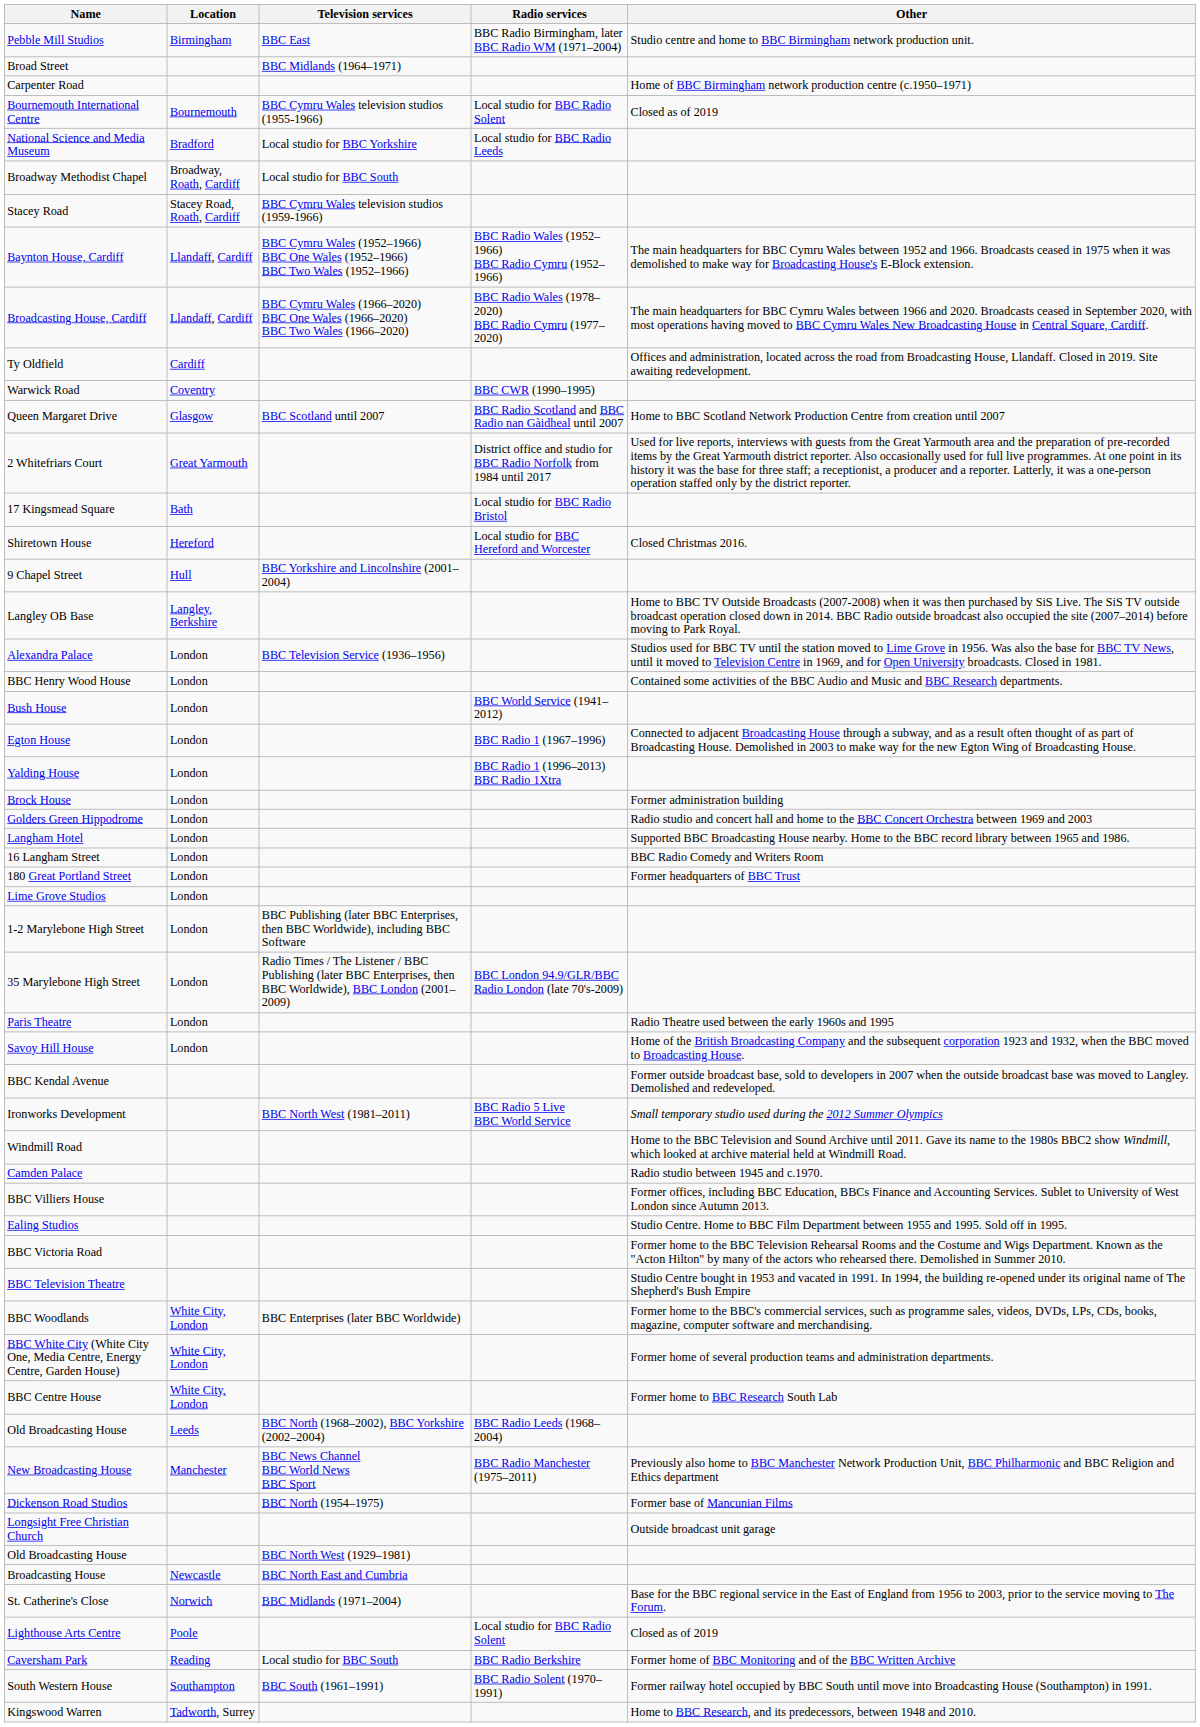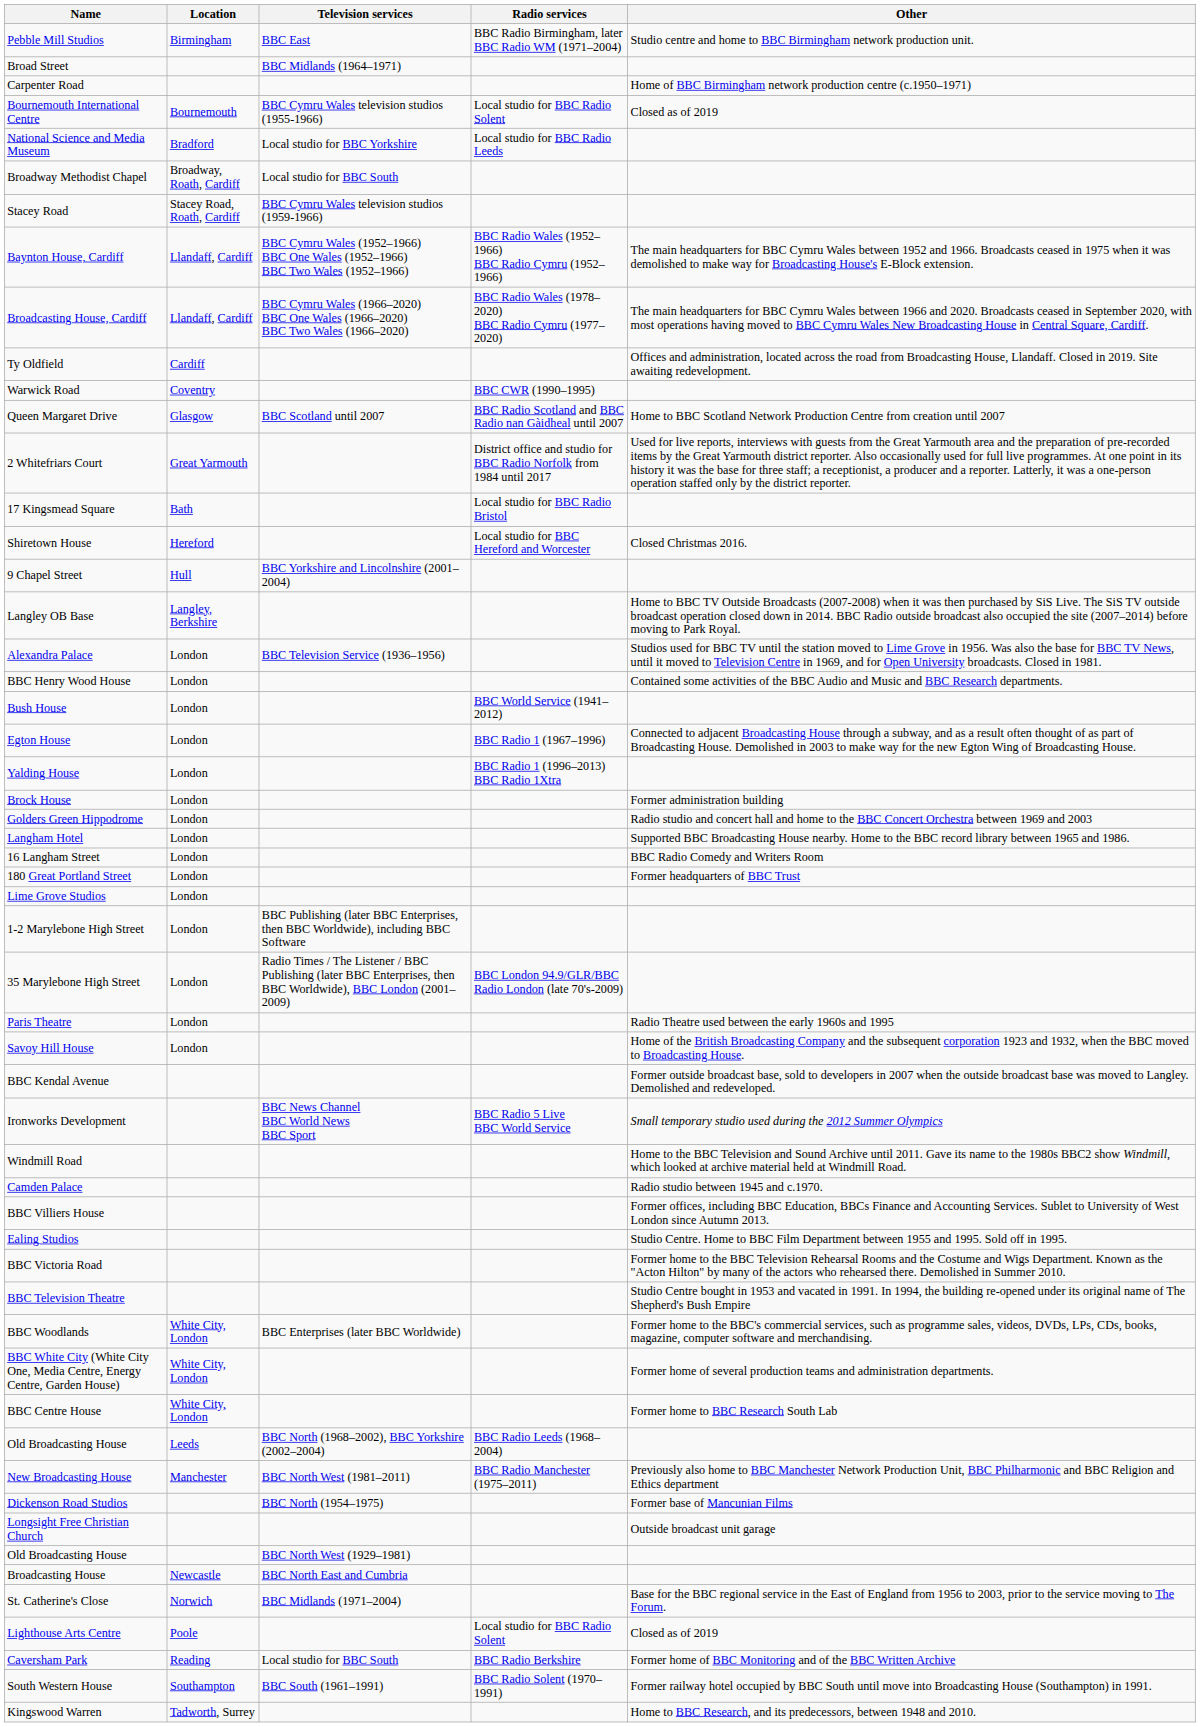(336, 1114) BBC North West (1981–2011) -> (311, 1121) BBC News Channel BBC World News BBC Sport
(311, 1470) BBC News Channel BBC World News BBC Sport -> (336, 1477) BBC North West (1981–2011)
